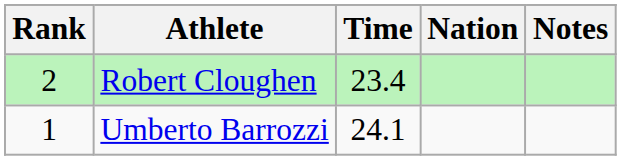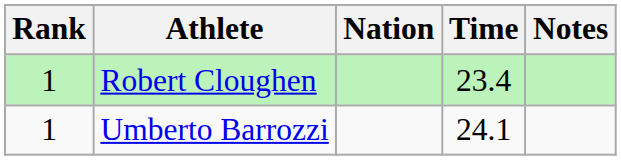columns swapped: (473, 29) <-> (378, 29)
(49, 79) 2 -> (49, 79) 1
